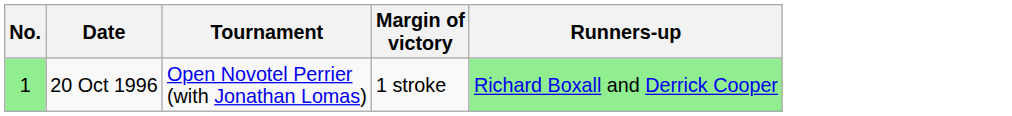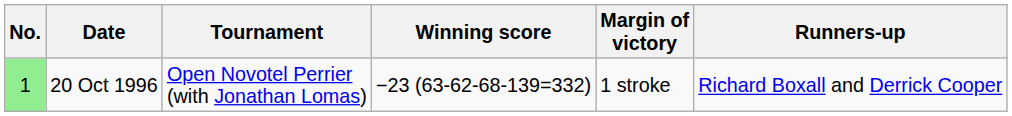+ column: (484, 32)
(626, 85) lightgreen background -> (850, 85) no background
